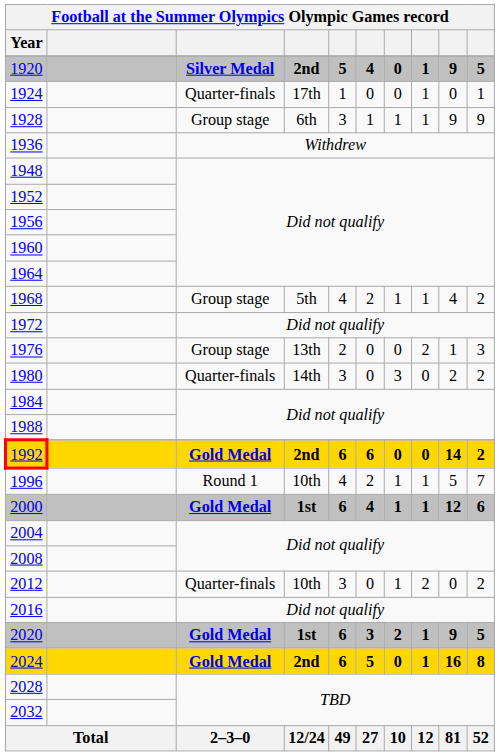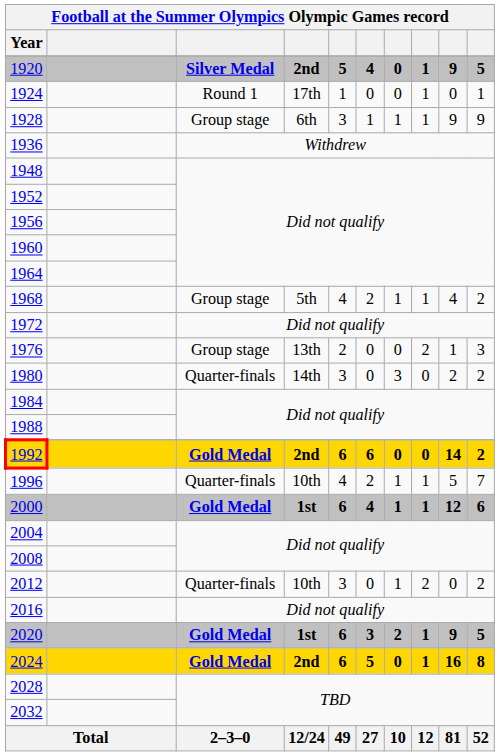(230, 94) Quarter-finals -> (230, 94) Round 1
(230, 481) Round 1 -> (230, 481) Quarter-finals
